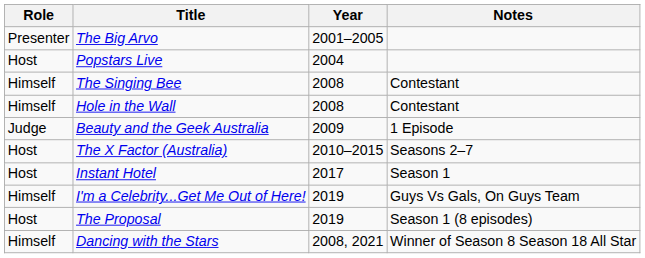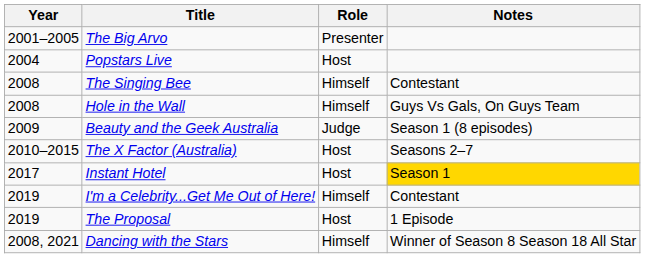columns swapped: (348, 15) <-> (39, 15)
(424, 106) Contestant -> (485, 106) Guys Vs Gals, On Guys Team
(422, 128) 1 Episode -> (461, 128) Season 1 (8 episodes)
(420, 173) no background -> (420, 173) gold background
(485, 196) Guys Vs Gals, On Guys Team -> (424, 196) Contestant
(461, 219) Season 1 (8 episodes) -> (422, 219) 1 Episode
